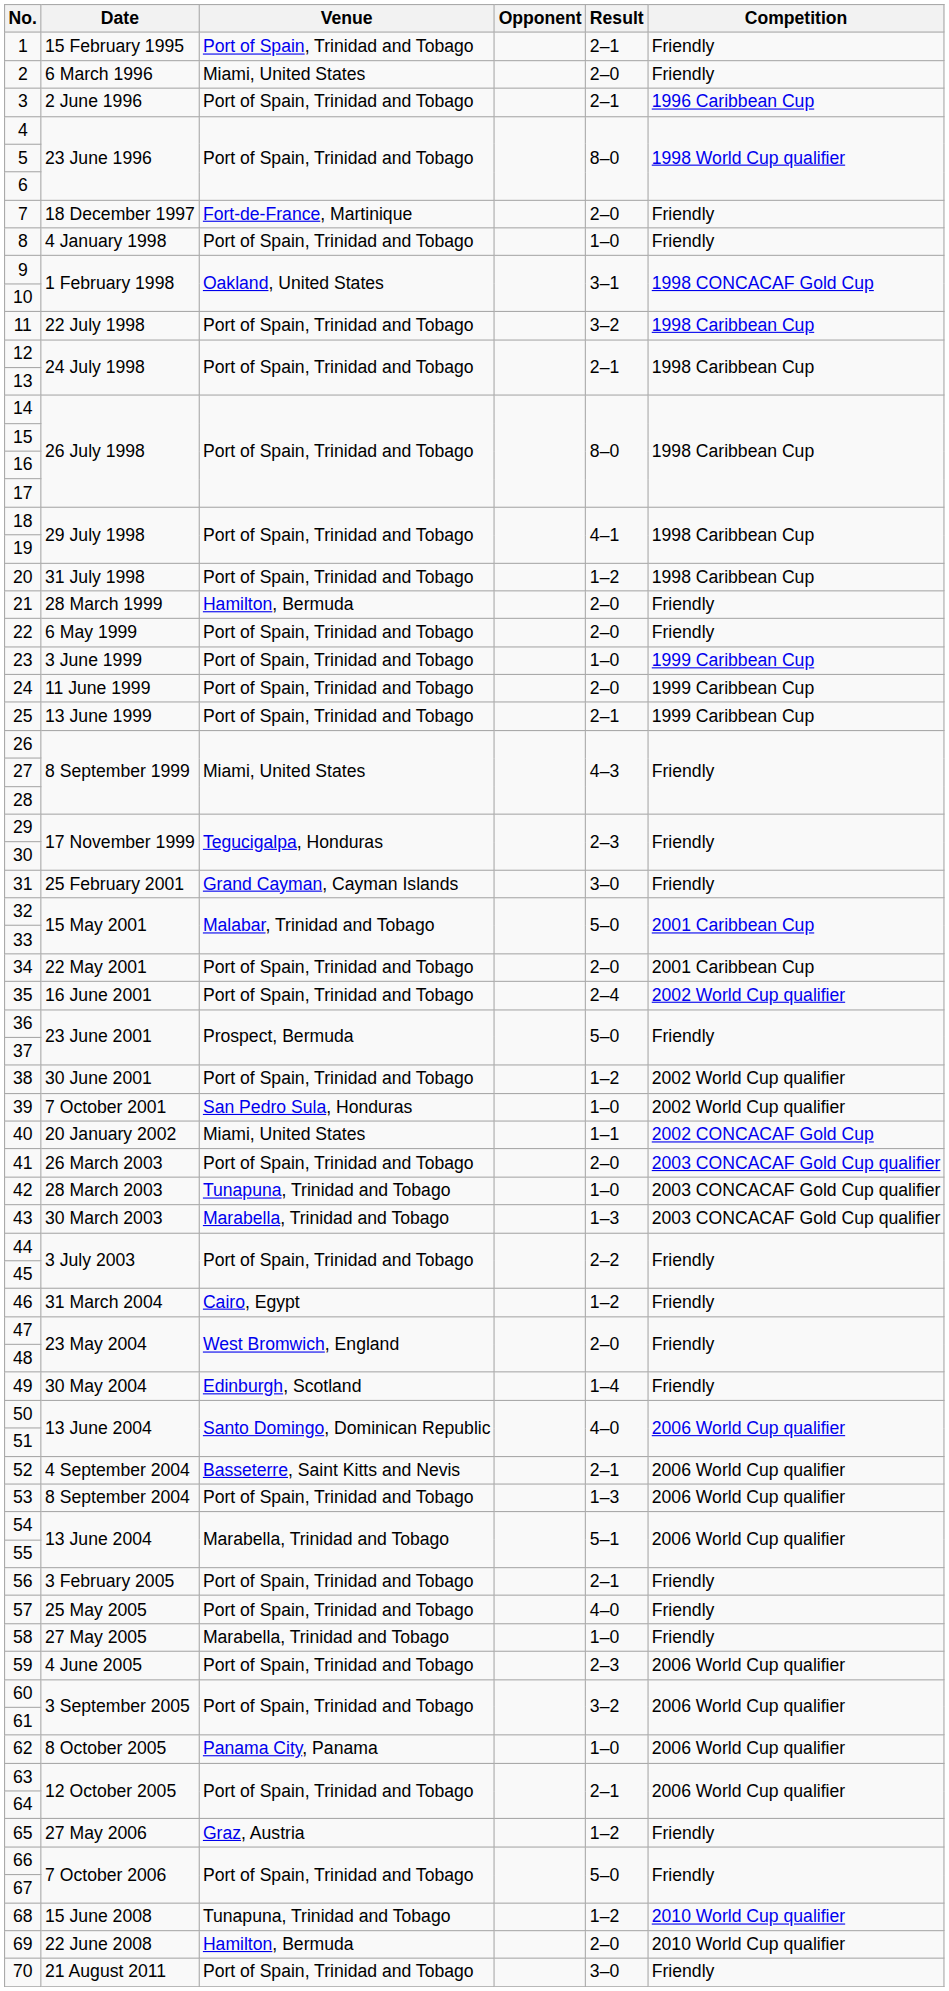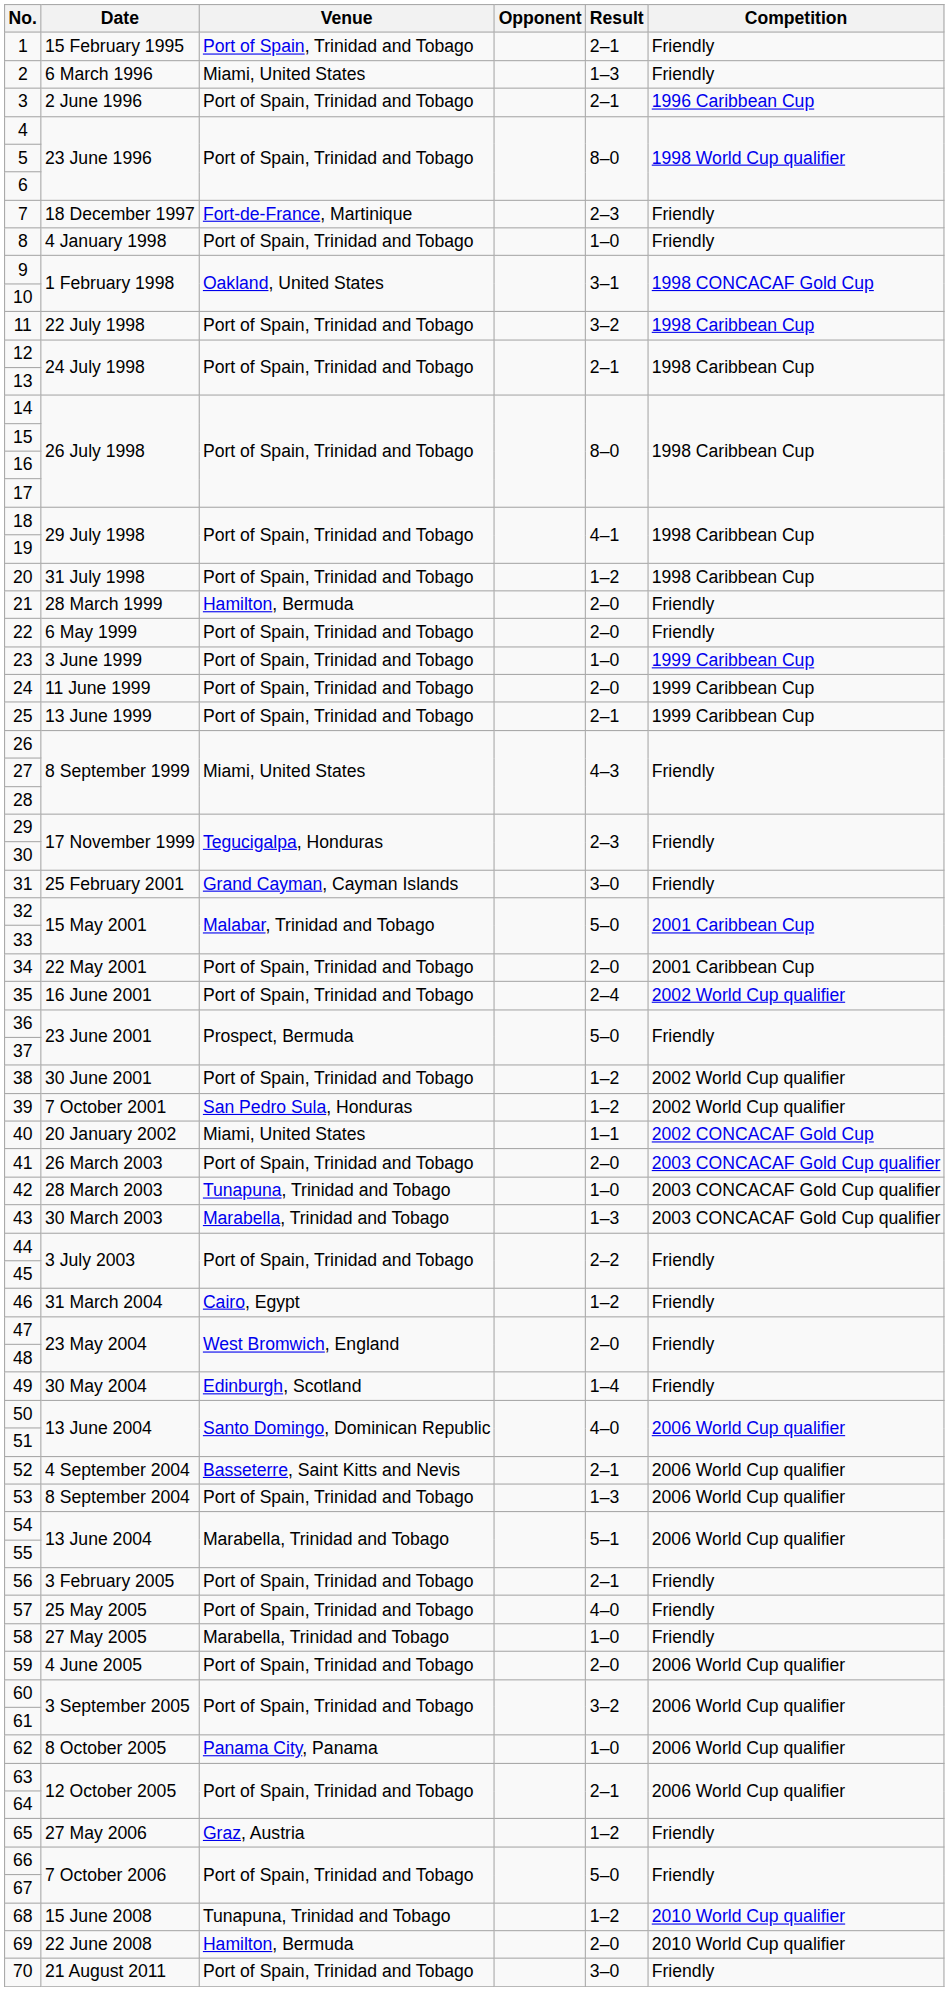(605, 74) 2–0 -> (605, 74) 1–3
(605, 213) 2–0 -> (605, 213) 2–3
(605, 1107) 1–0 -> (605, 1107) 1–2
(605, 1665) 2–3 -> (605, 1665) 2–0
